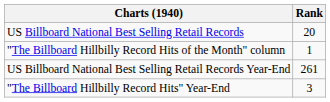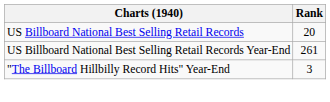- row: (146, 50)
